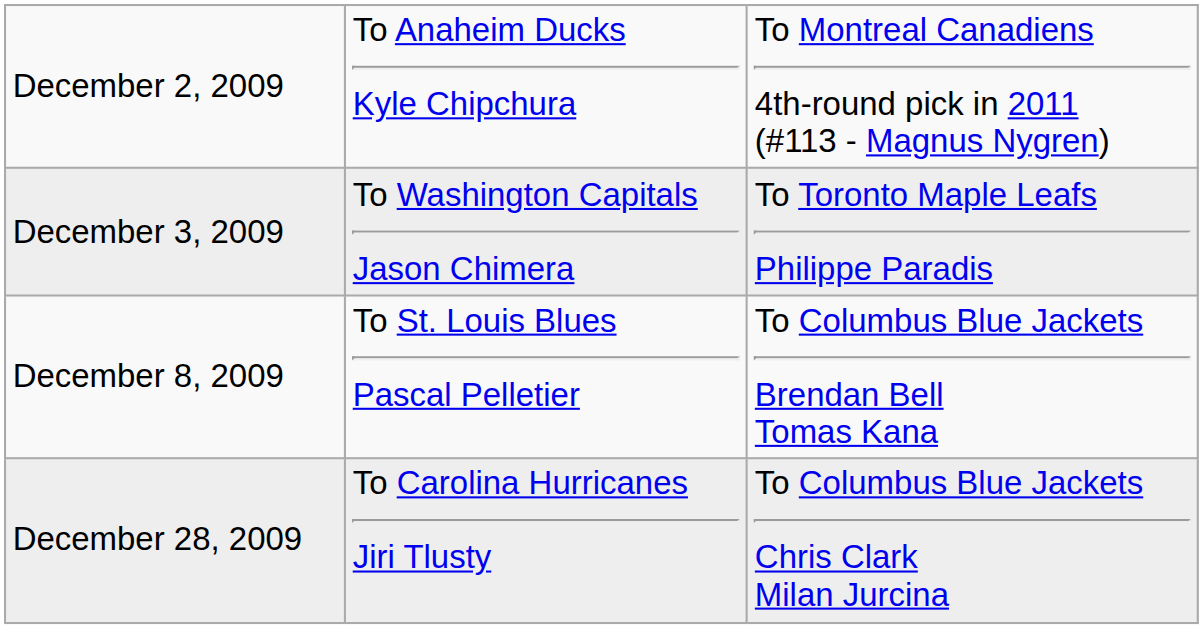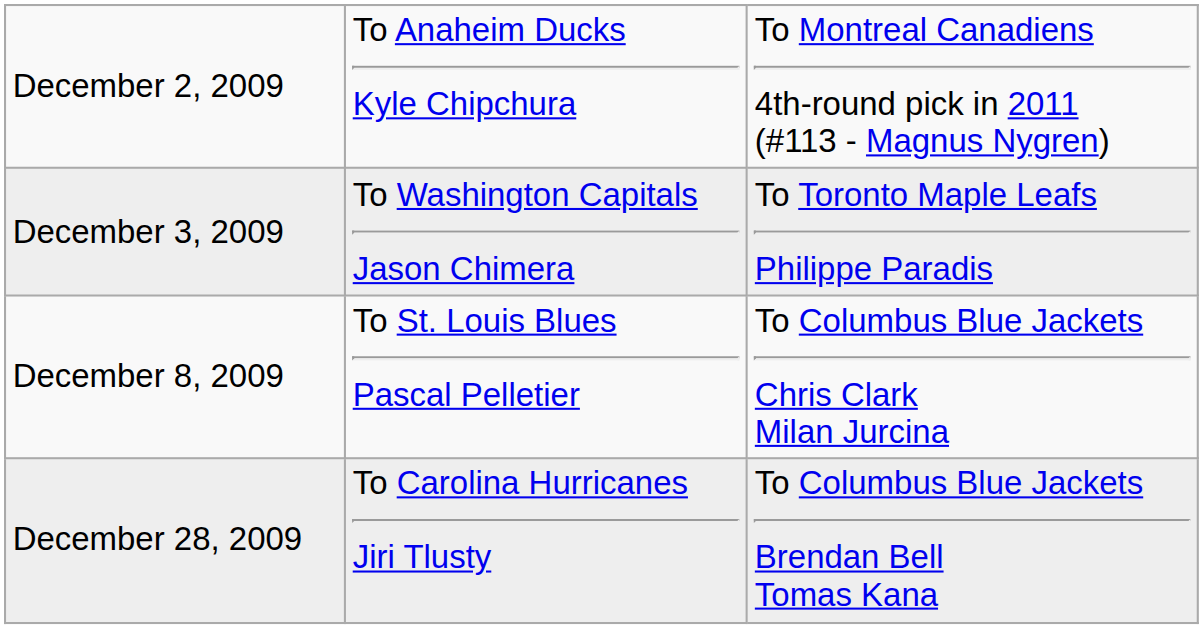(973, 376) To Columbus Blue Jackets Brendan Bell Tomas Kana -> (973, 376) To Columbus Blue Jackets Chris Clark Milan Jurcina
(973, 539) To Columbus Blue Jackets Chris Clark Milan Jurcina -> (973, 539) To Columbus Blue Jackets Brendan Bell Tomas Kana
